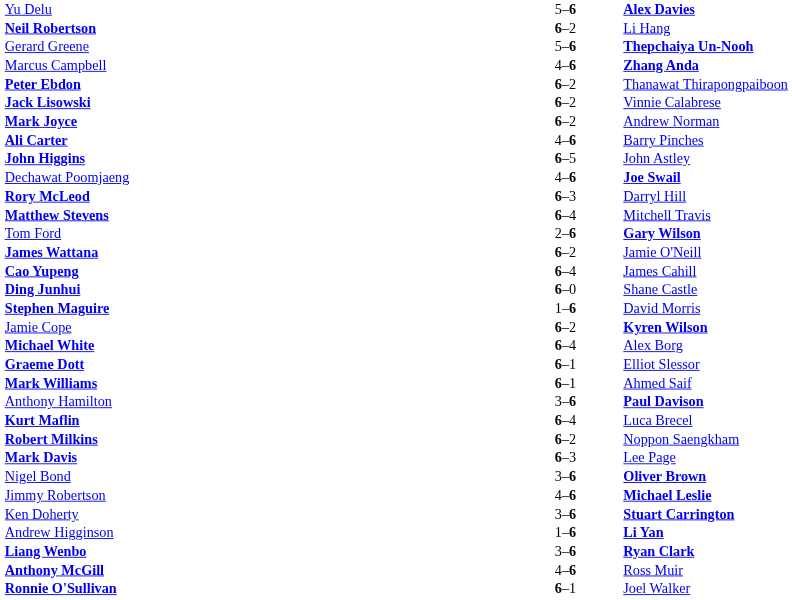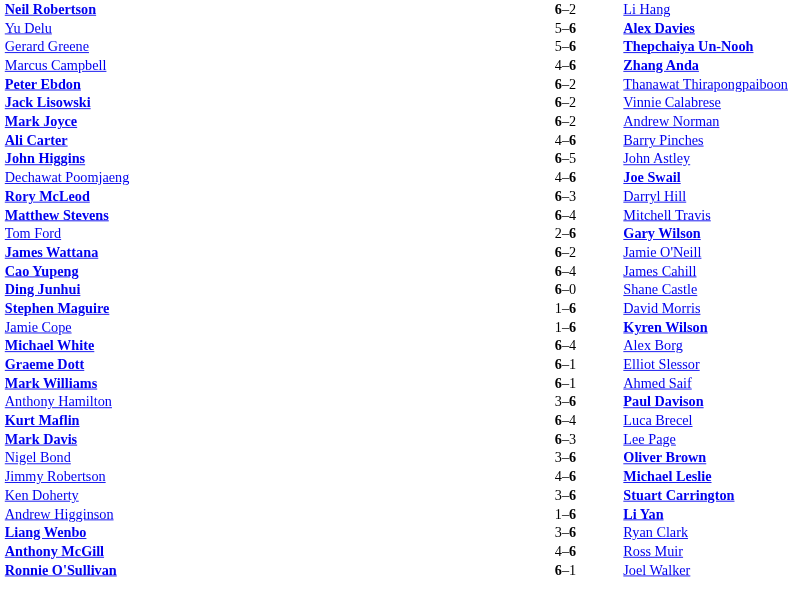rows swapped: (50, 28) <-> (28, 9)
(565, 327) 6–2 -> (565, 327) 1–6
- row: (51, 439)
(659, 551) bold -> (656, 532) normal
